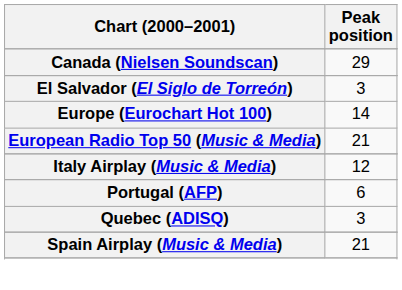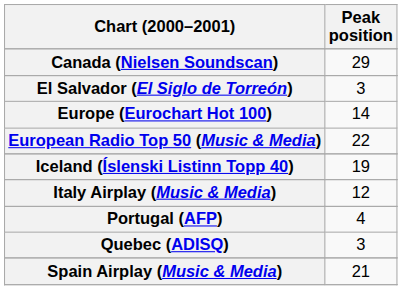(361, 140) 21 -> (361, 140) 22
+ row: (165, 166)
(361, 192) 6 -> (361, 219) 4
